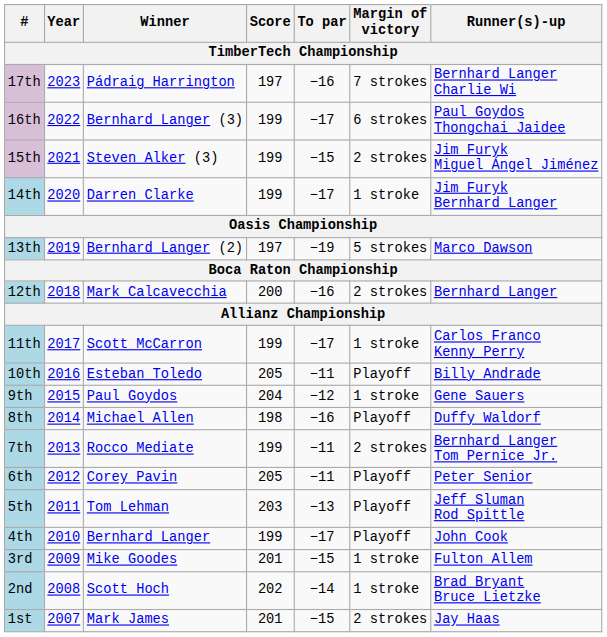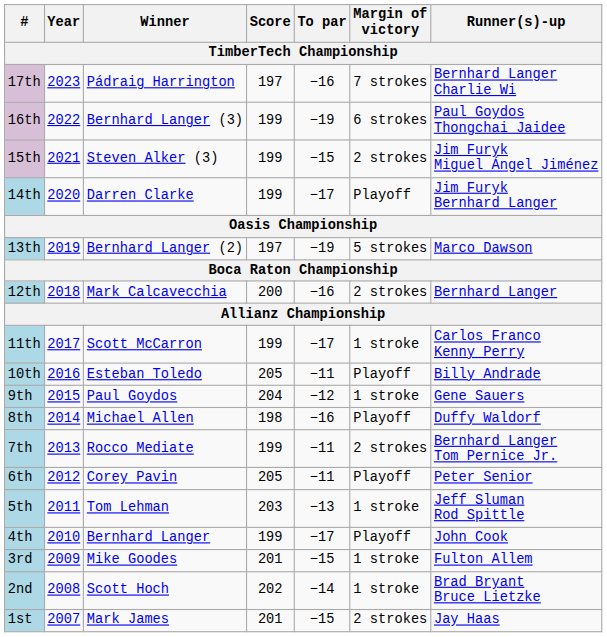(322, 121) −17 -> (322, 121) −19
(386, 197) 1 stroke -> (382, 197) Playoff
(382, 509) Playoff -> (386, 509) 1 stroke
